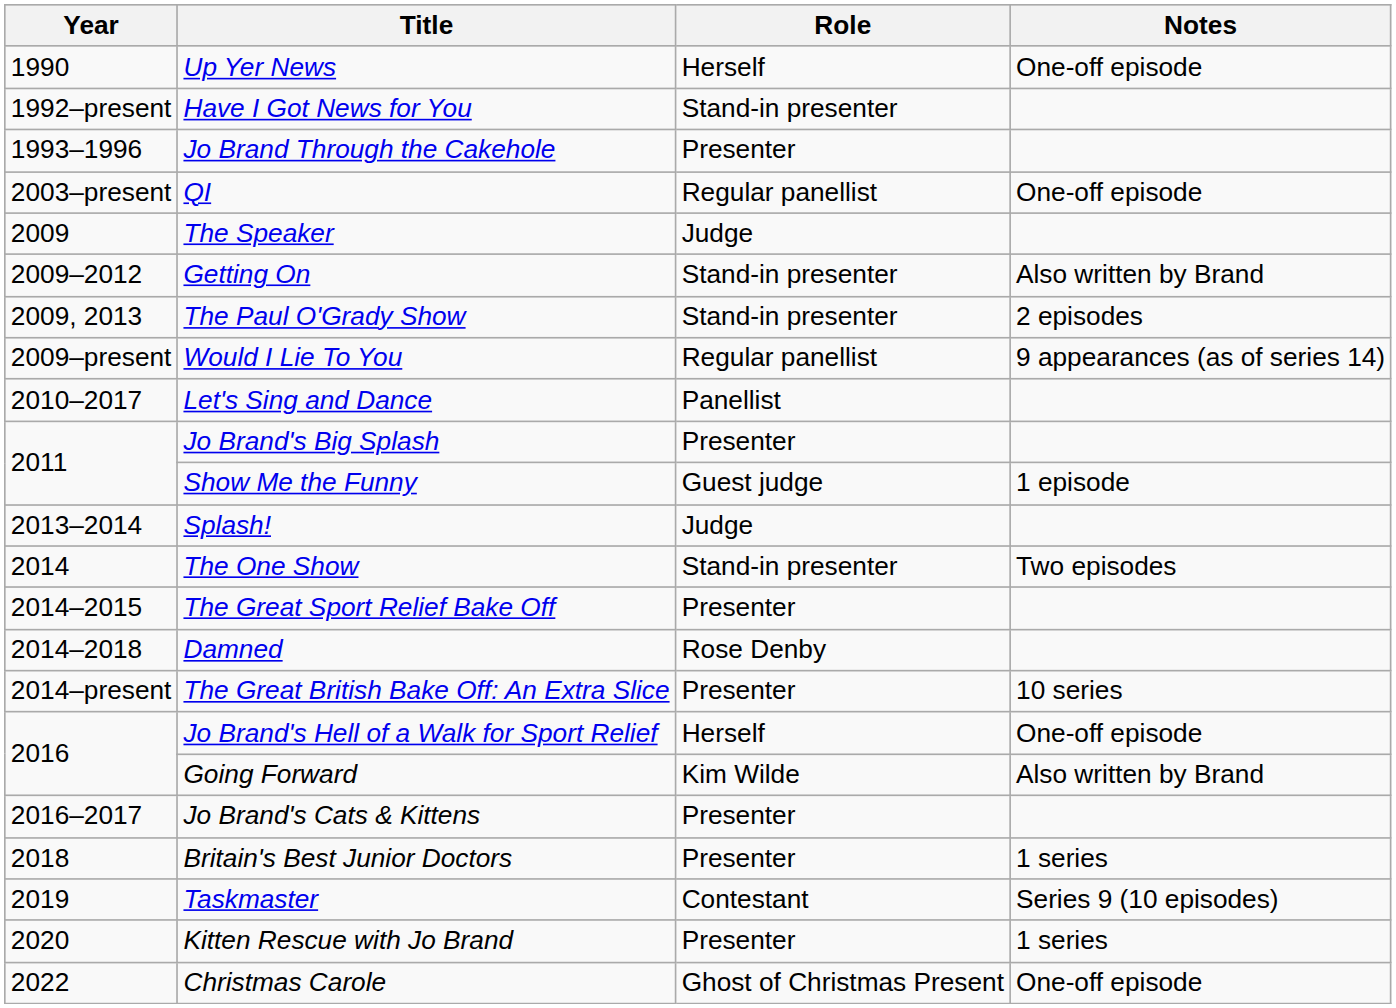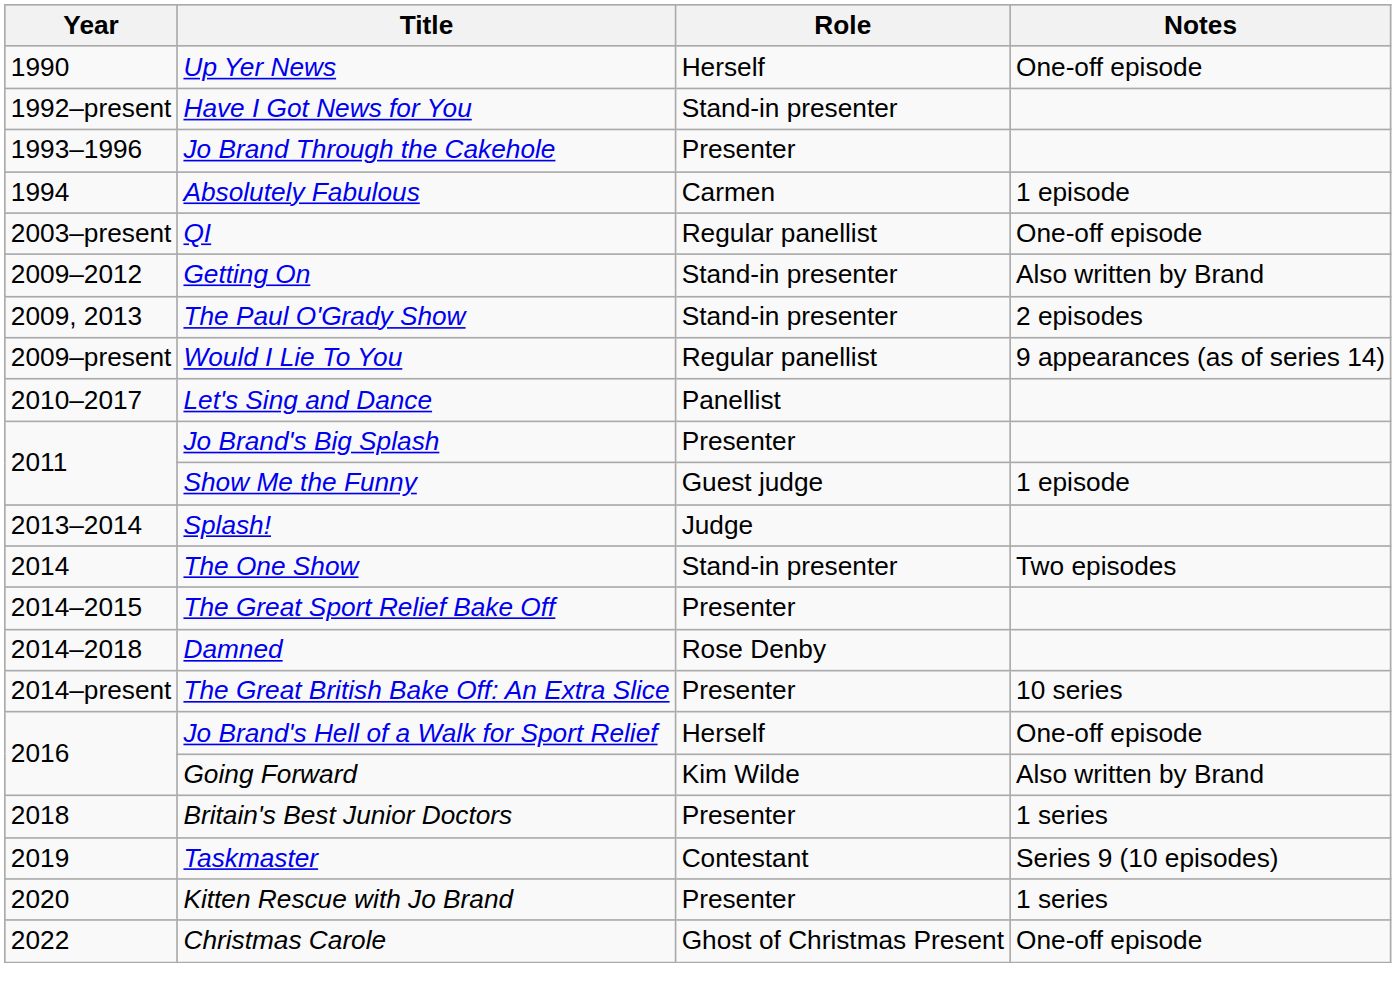+ row: (302, 191)
- row: (259, 233)
- row: (332, 815)
